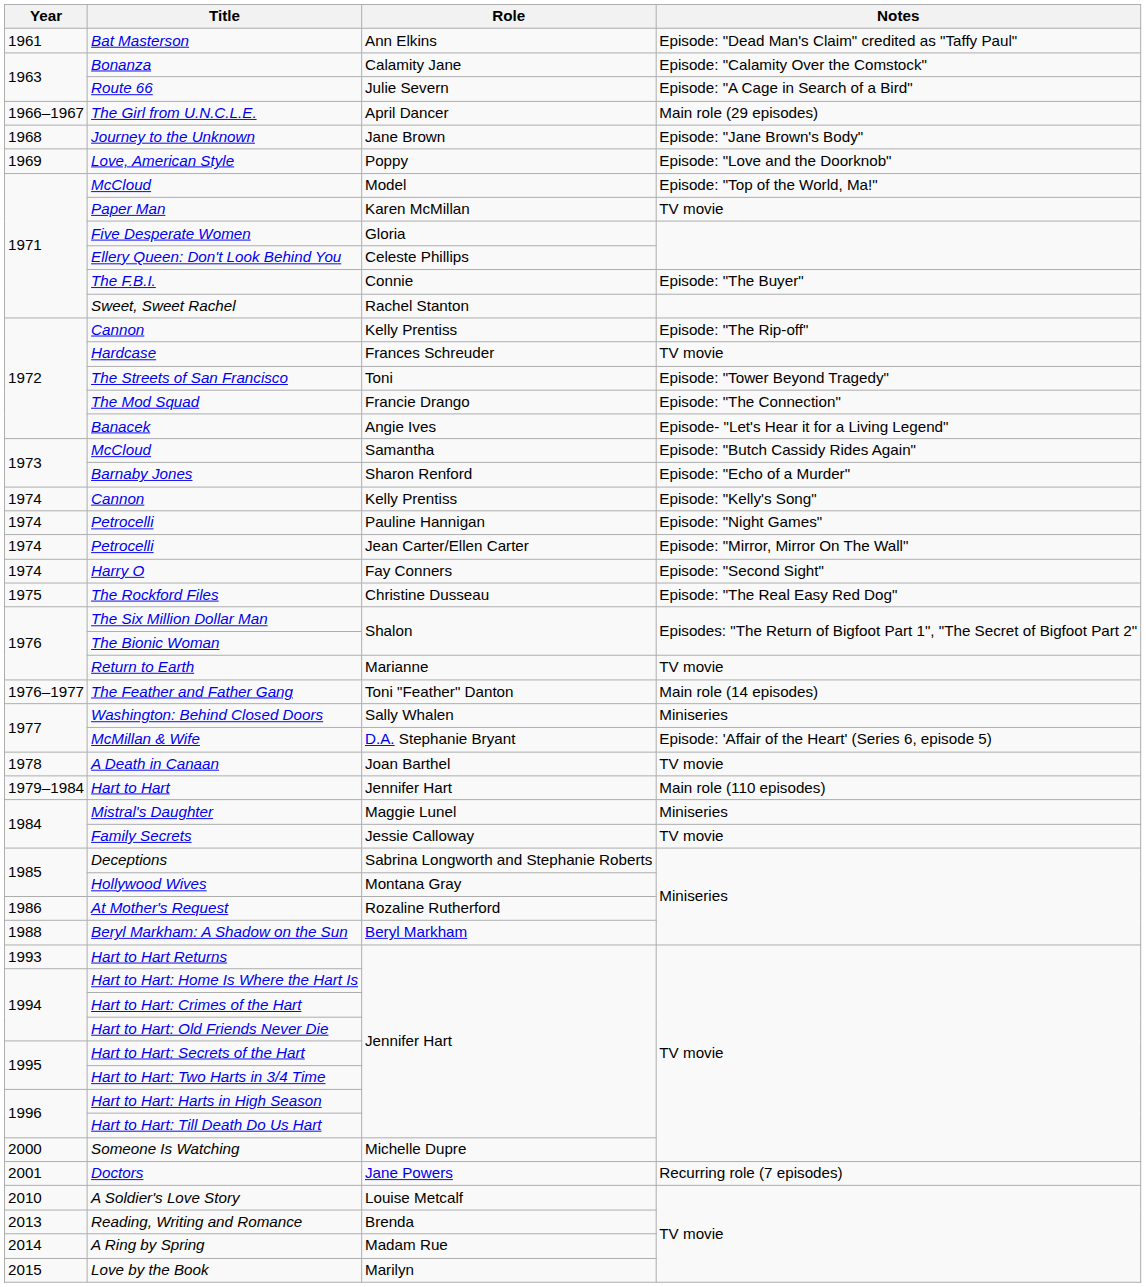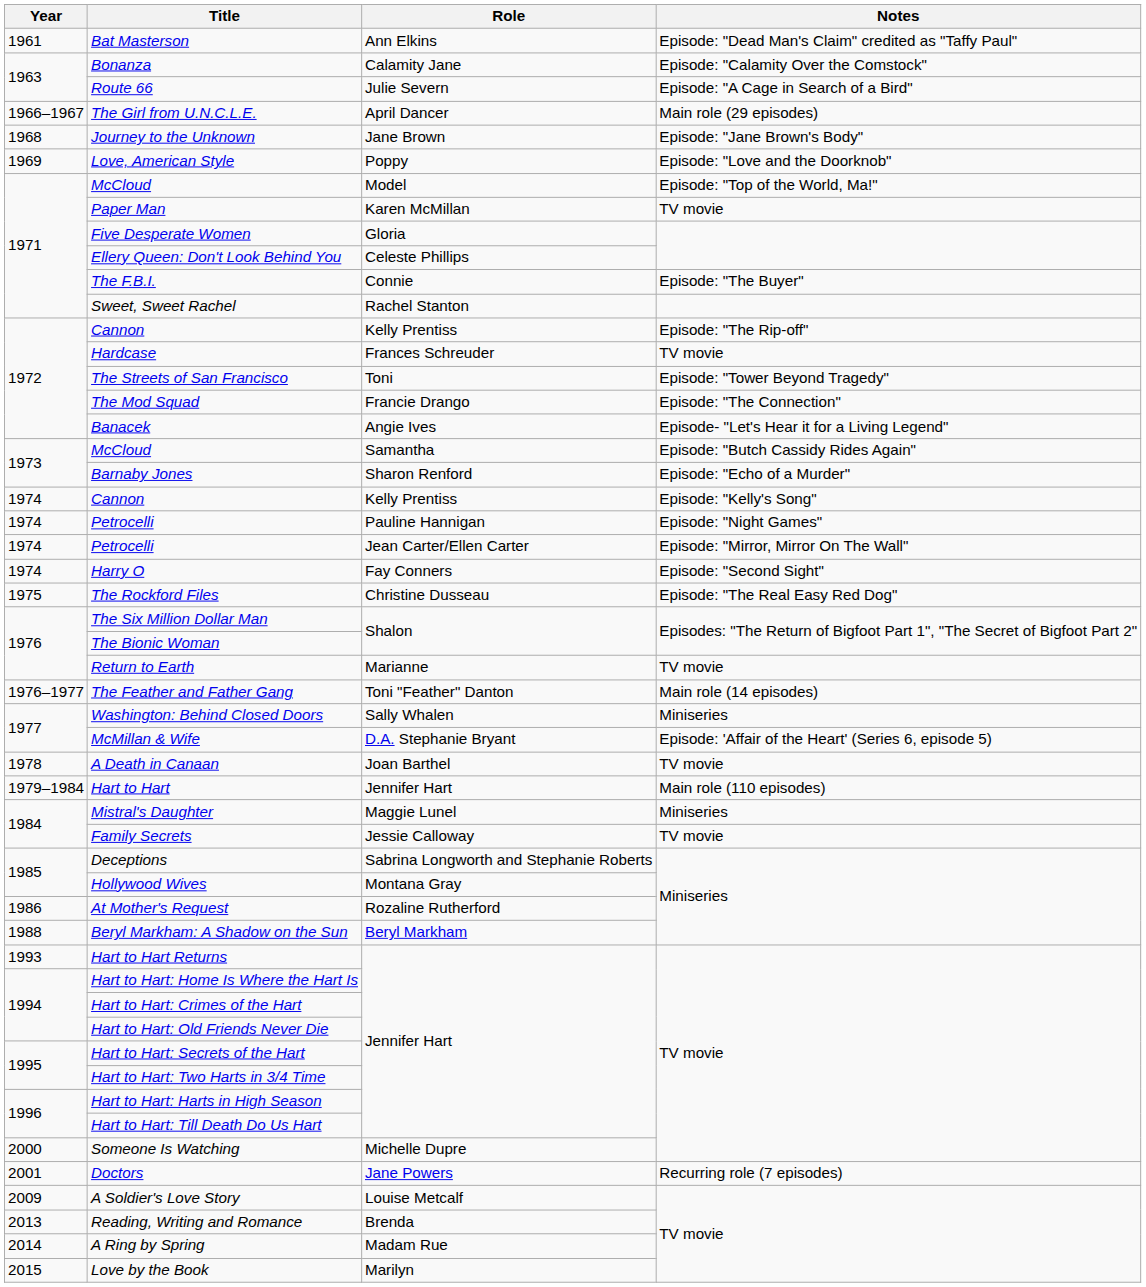(25, 1197) 2010 -> (25, 1197) 2009
